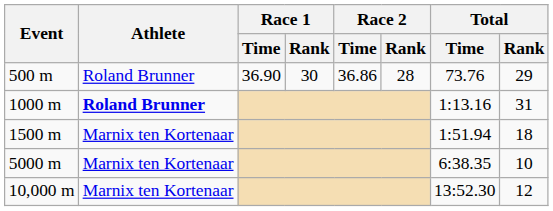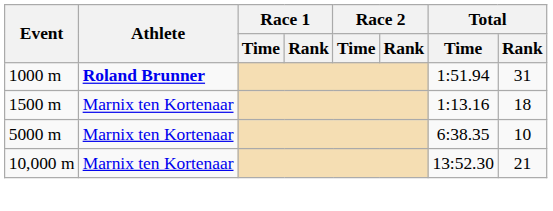- row: (31, 76)
(465, 105) 1:13.16 -> (463, 76) 1:51.94
(465, 134) 1:51.94 -> (463, 105) 1:13.16
(524, 191) 12 -> (522, 162) 21
